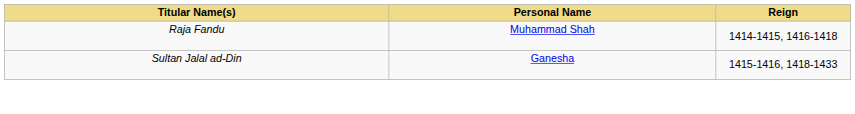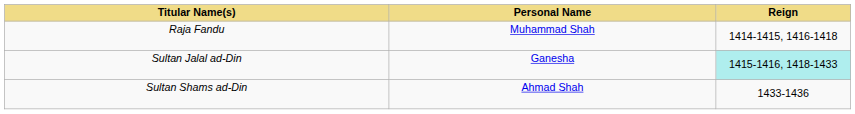(783, 65) no background -> (783, 65) paleturquoise background
+ row: (197, 88)
